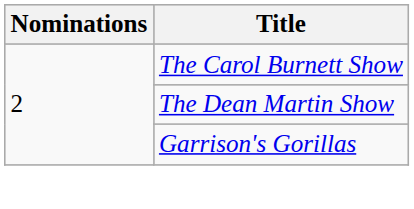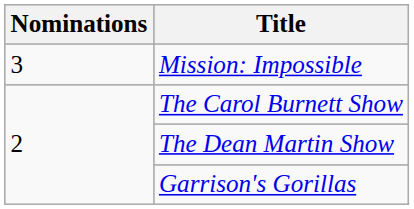+ row: (260, 64)
